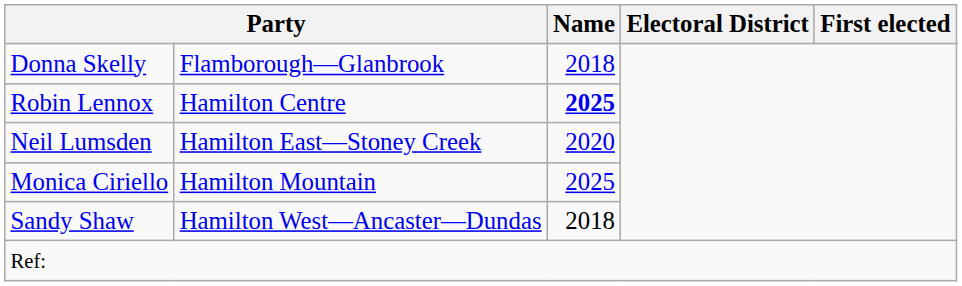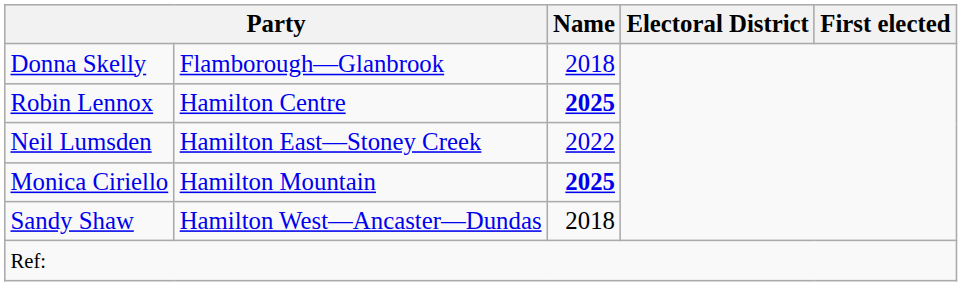(590, 142) 2020 -> (590, 142) 2022
(590, 181) normal -> (590, 181) bold
